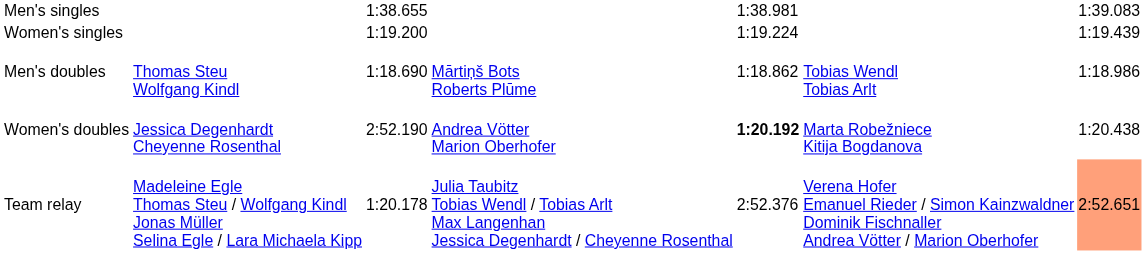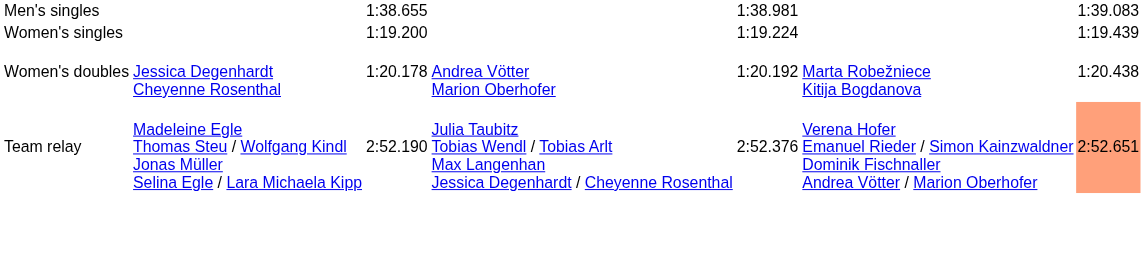- row: (55, 72)
(397, 129) 2:52.190 -> (397, 72) 1:20.178
(768, 129) bold -> (768, 72) normal
(397, 204) 1:20.178 -> (397, 147) 2:52.190
